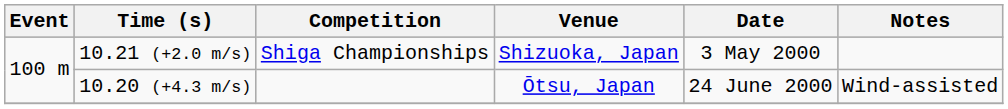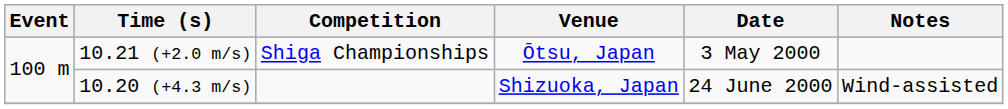(589, 54) Shizuoka, Japan -> (589, 54) Ōtsu, Japan
(589, 86) Ōtsu, Japan -> (589, 86) Shizuoka, Japan
